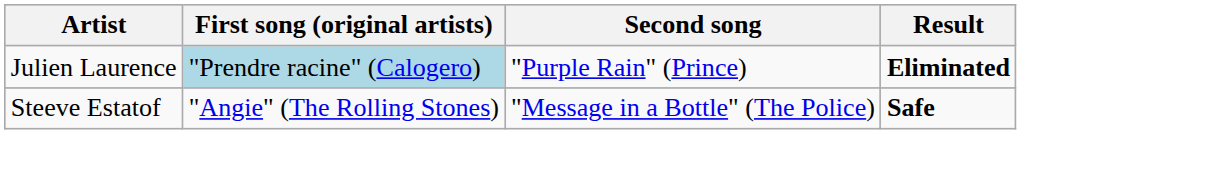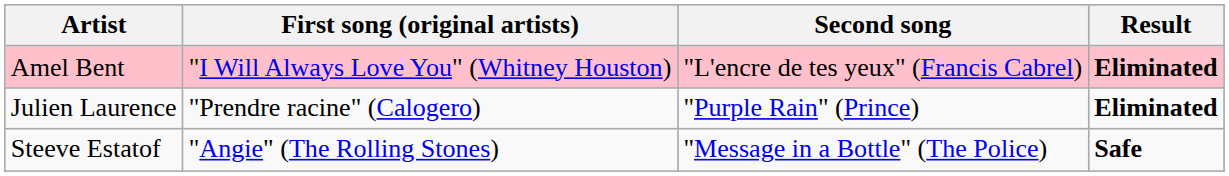+ row: (68, 66)
(335, 66) lightblue background -> (335, 107) no background
